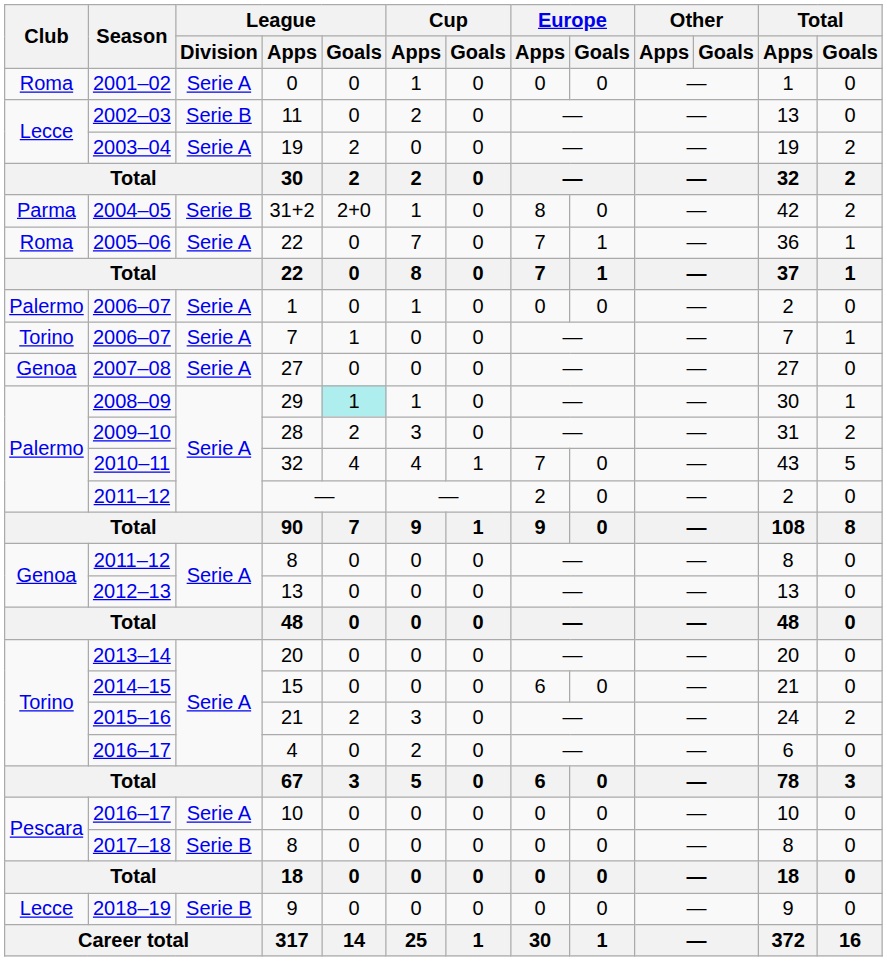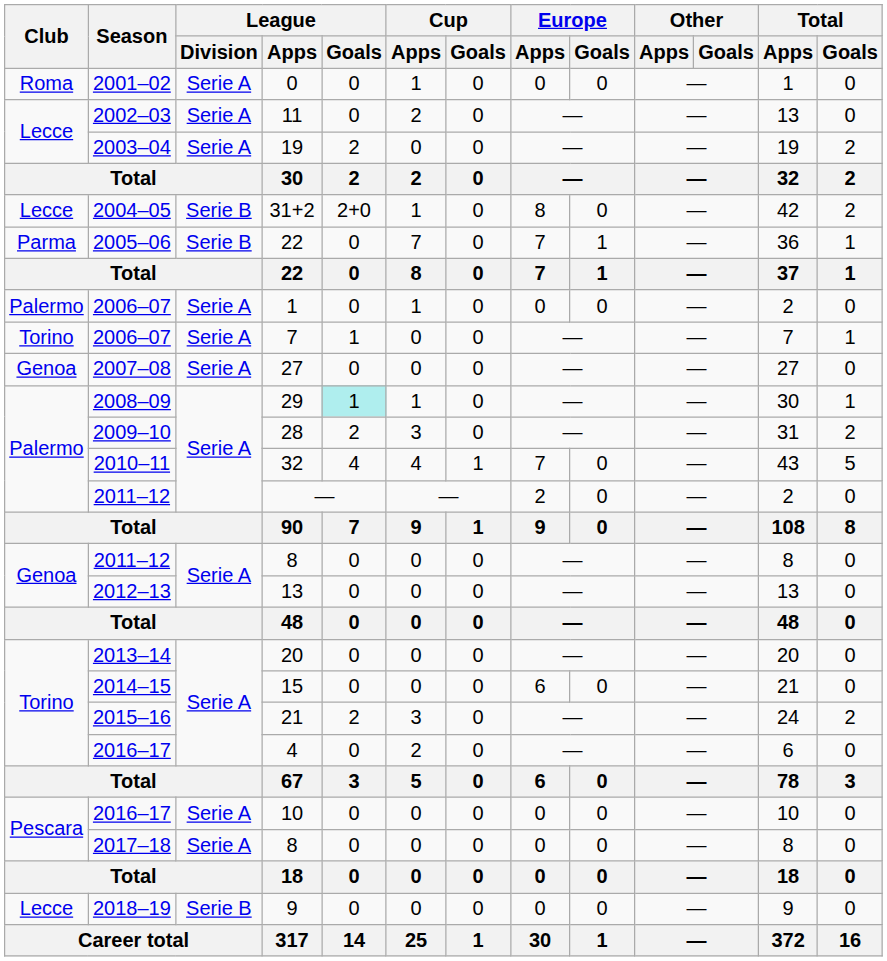(219, 115) Serie B -> (219, 115) Serie A
(46, 210) Parma -> (46, 210) Lecce
(46, 242) Roma -> (46, 242) Parma
(219, 242) Serie A -> (219, 242) Serie B
(219, 845) Serie B -> (219, 845) Serie A
